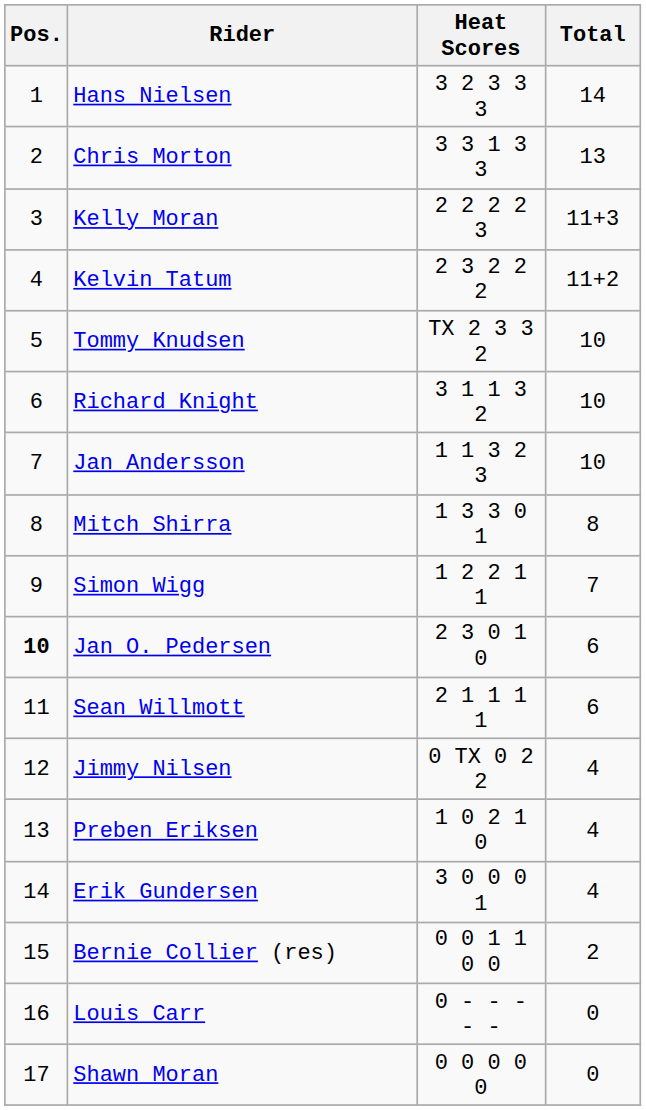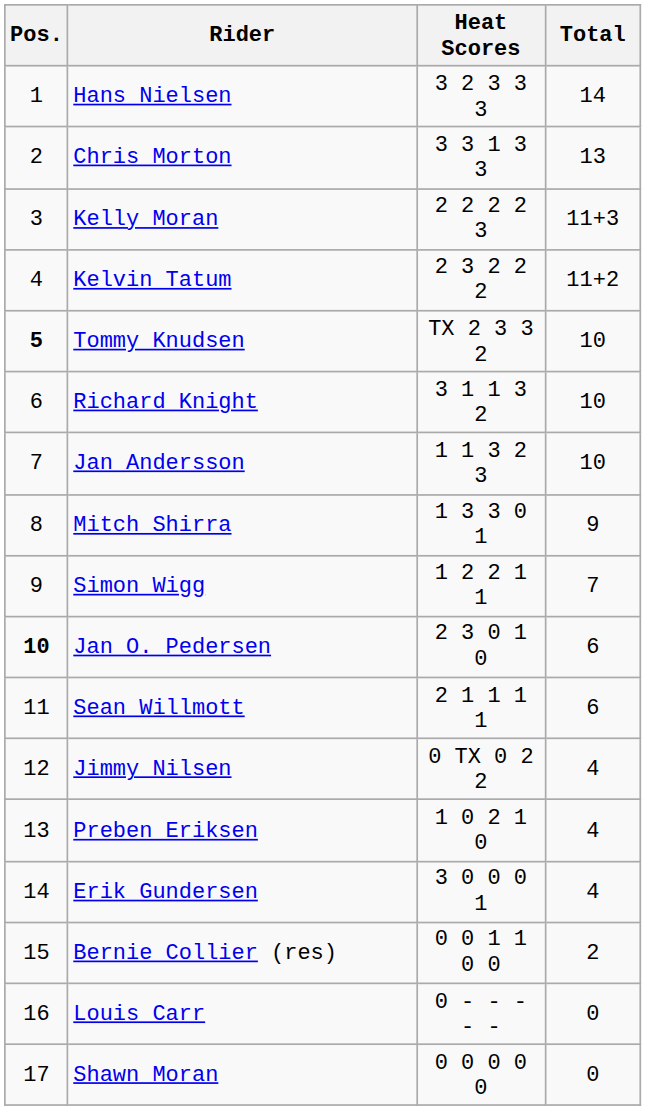(36, 341) normal -> (36, 341) bold
(593, 525) 8 -> (593, 525) 9
